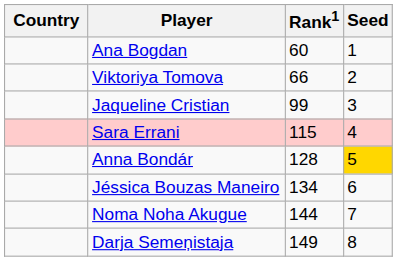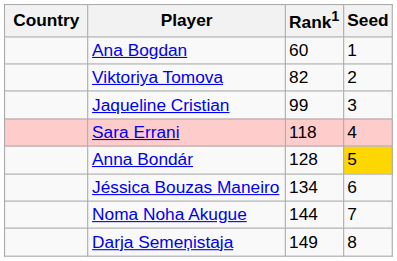(299, 77) 66 -> (299, 77) 82
(303, 132) 115 -> (303, 132) 118
